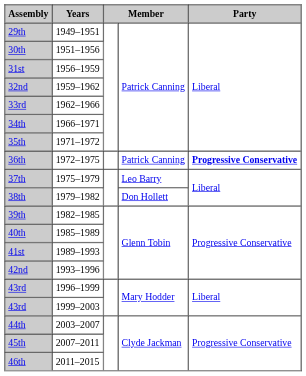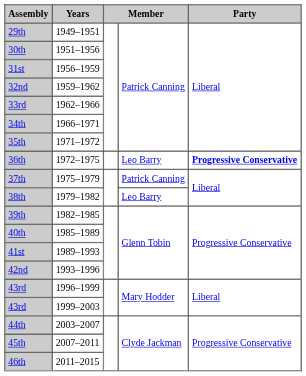(153, 160) Patrick Canning -> (142, 160) Leo Barry
(142, 178) Leo Barry -> (153, 178) Patrick Canning
(145, 196) Don Hollett -> (142, 196) Leo Barry
